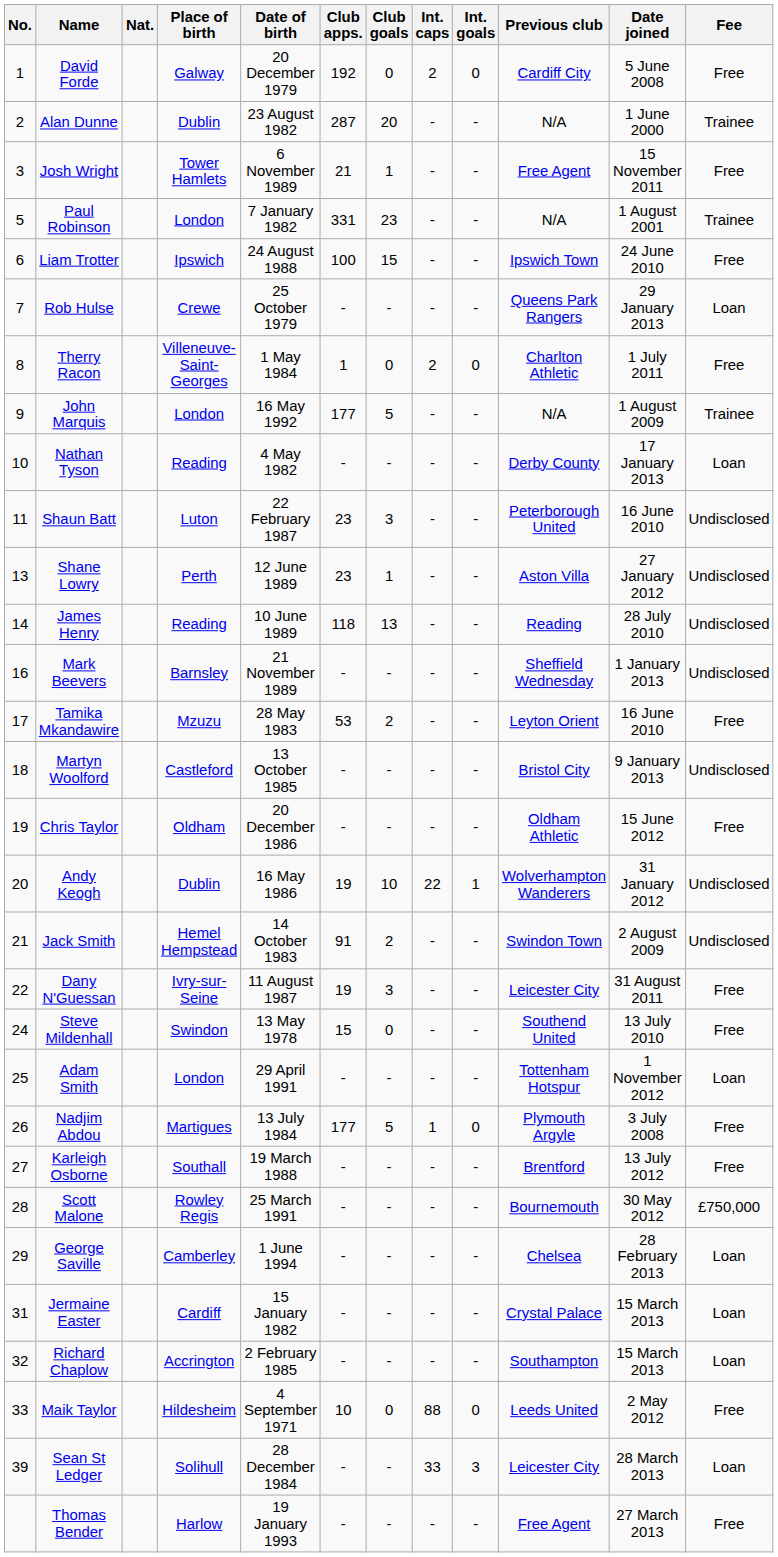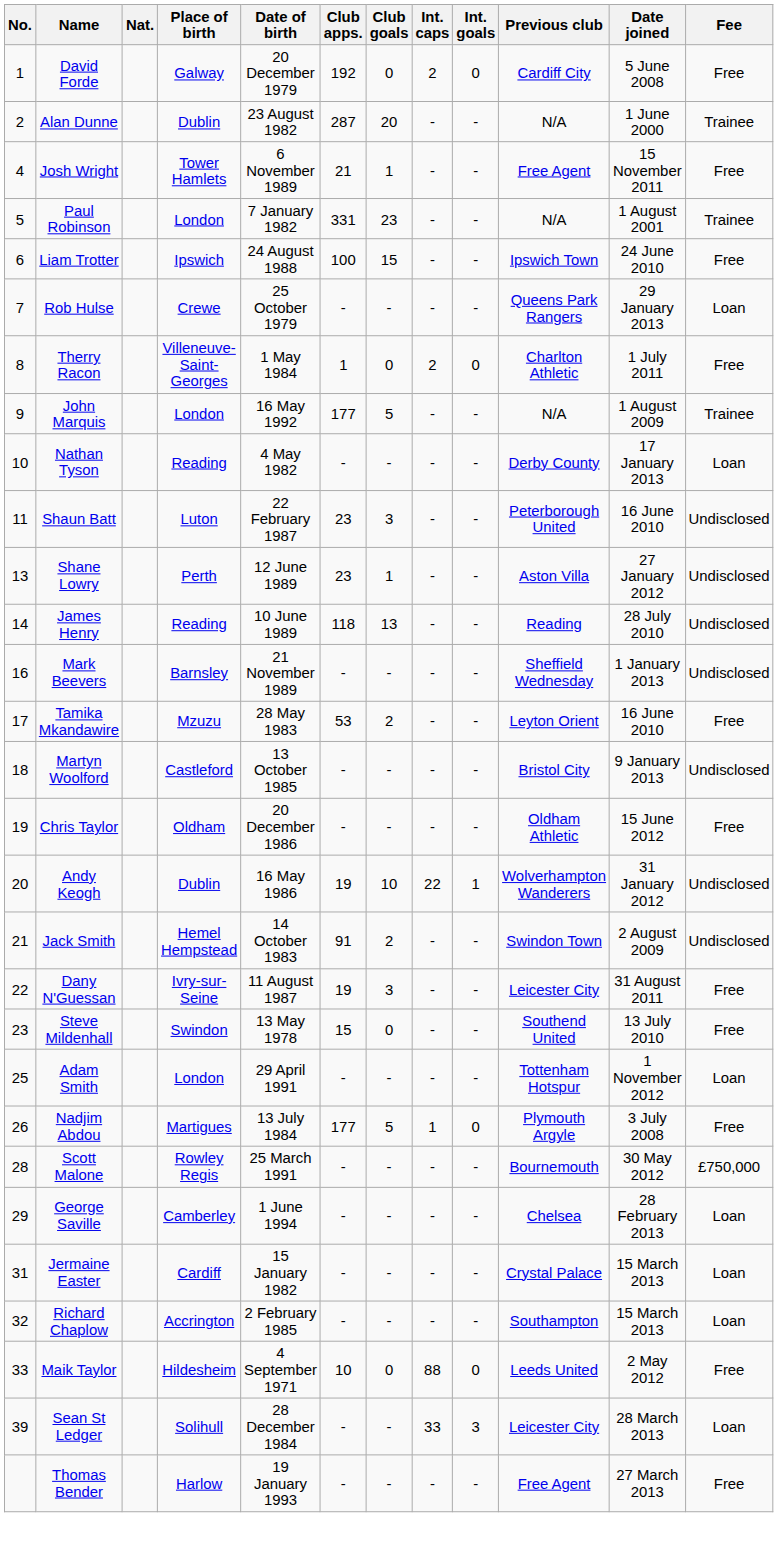(20, 171) 3 -> (20, 171) 4
(20, 1030) 24 -> (20, 1030) 23
- row: (79, 1167)
